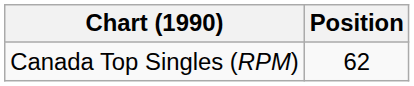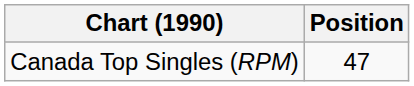(357, 61) 62 -> (357, 61) 47
